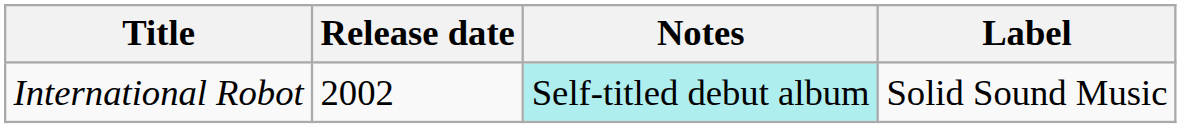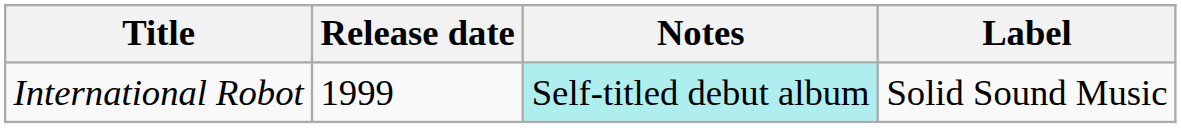(357, 91) 2002 -> (357, 91) 1999
